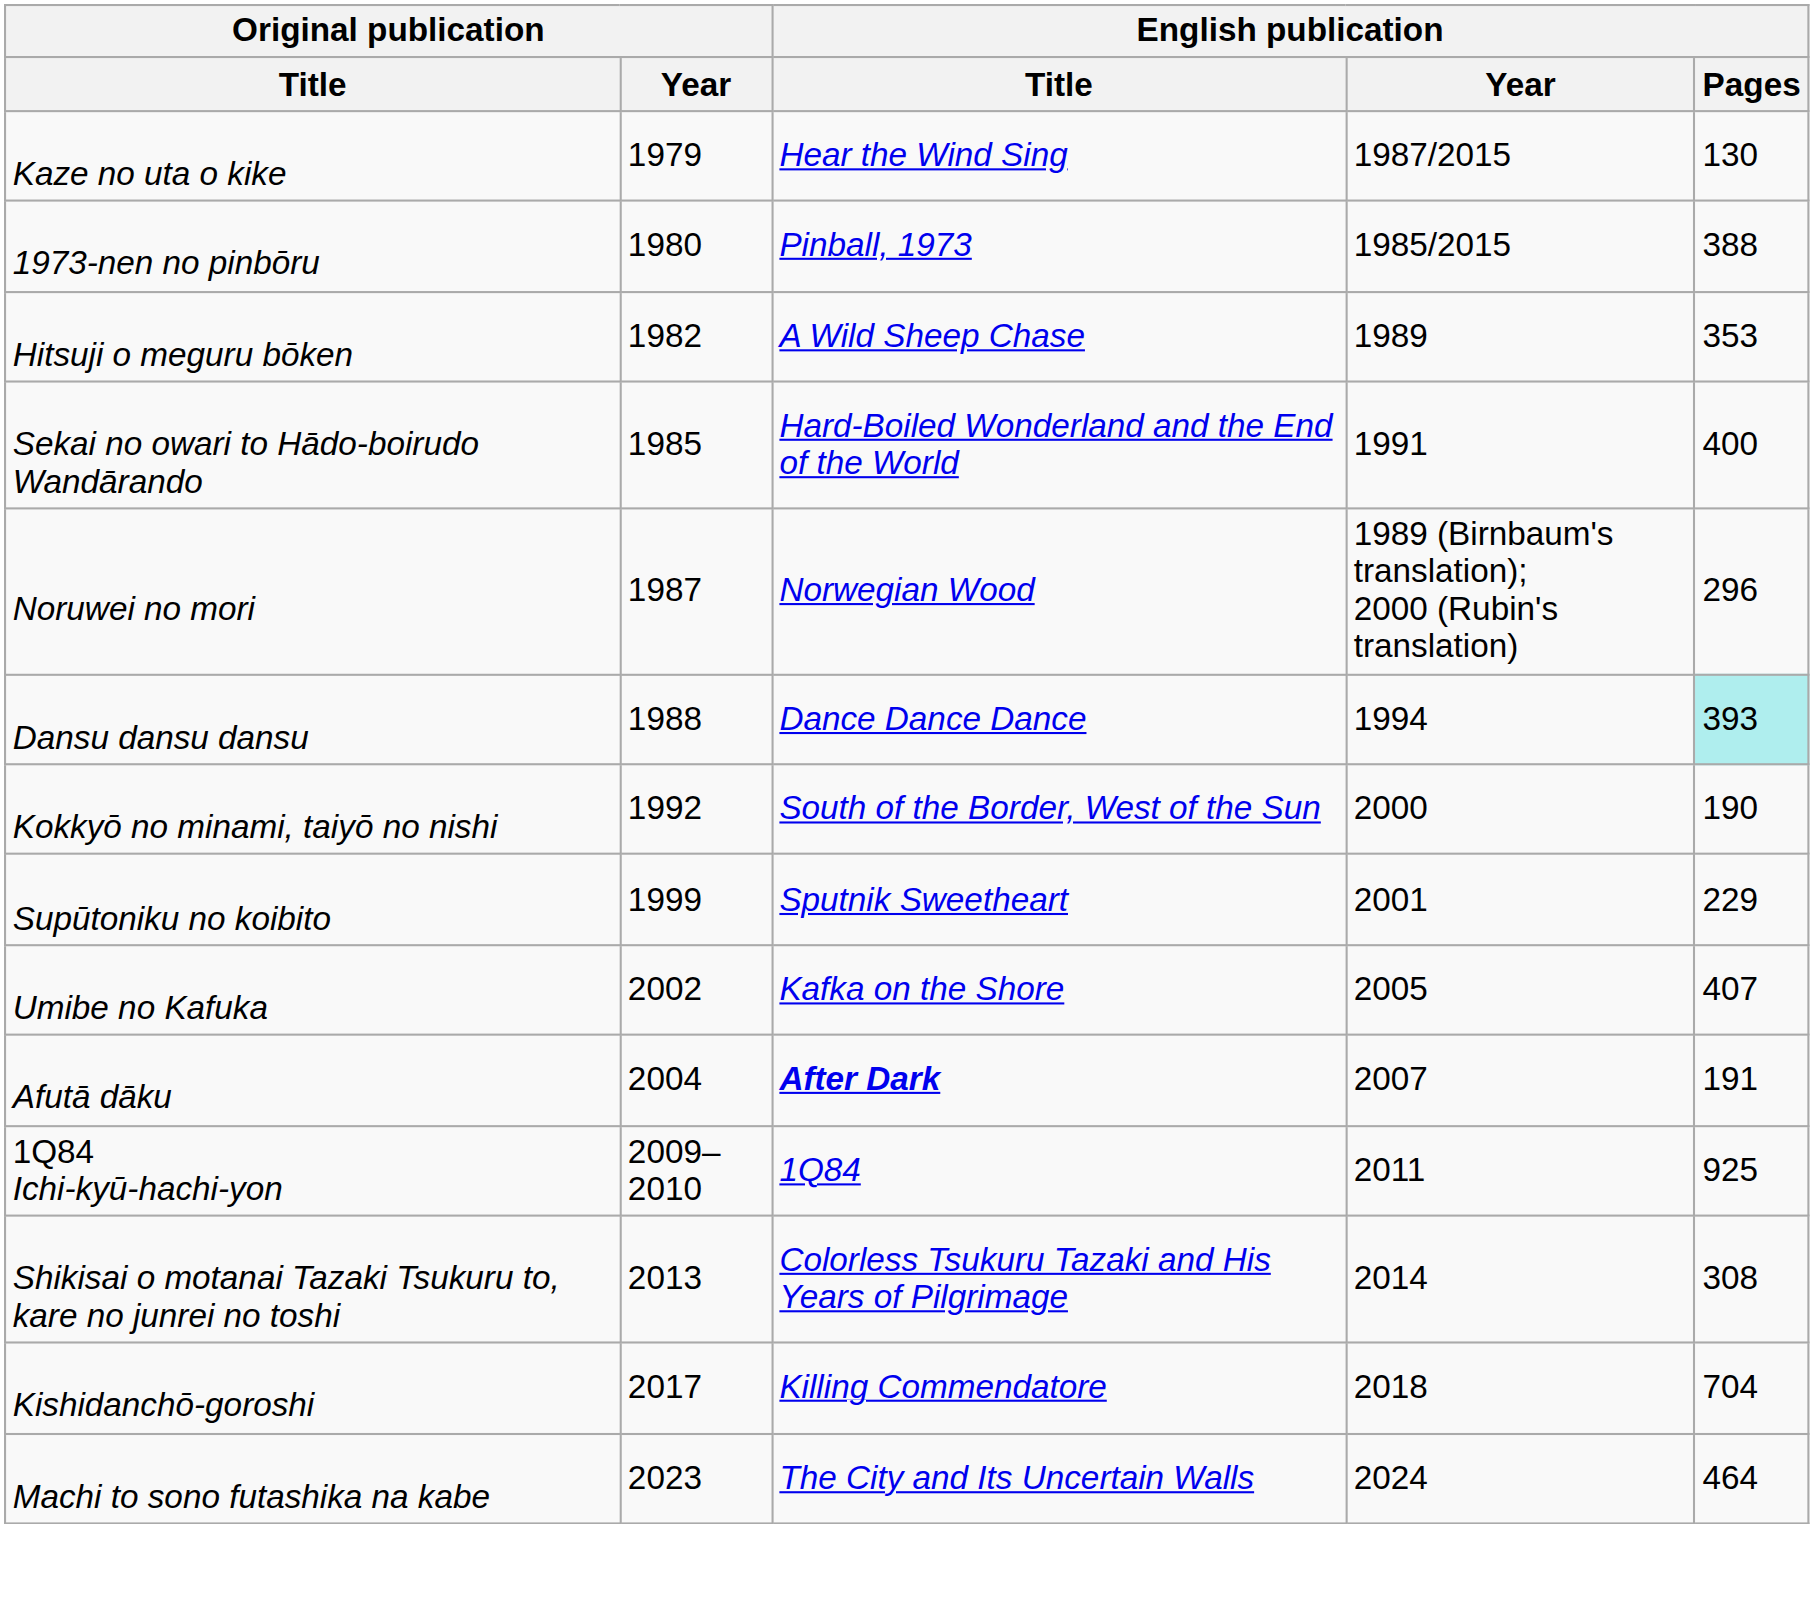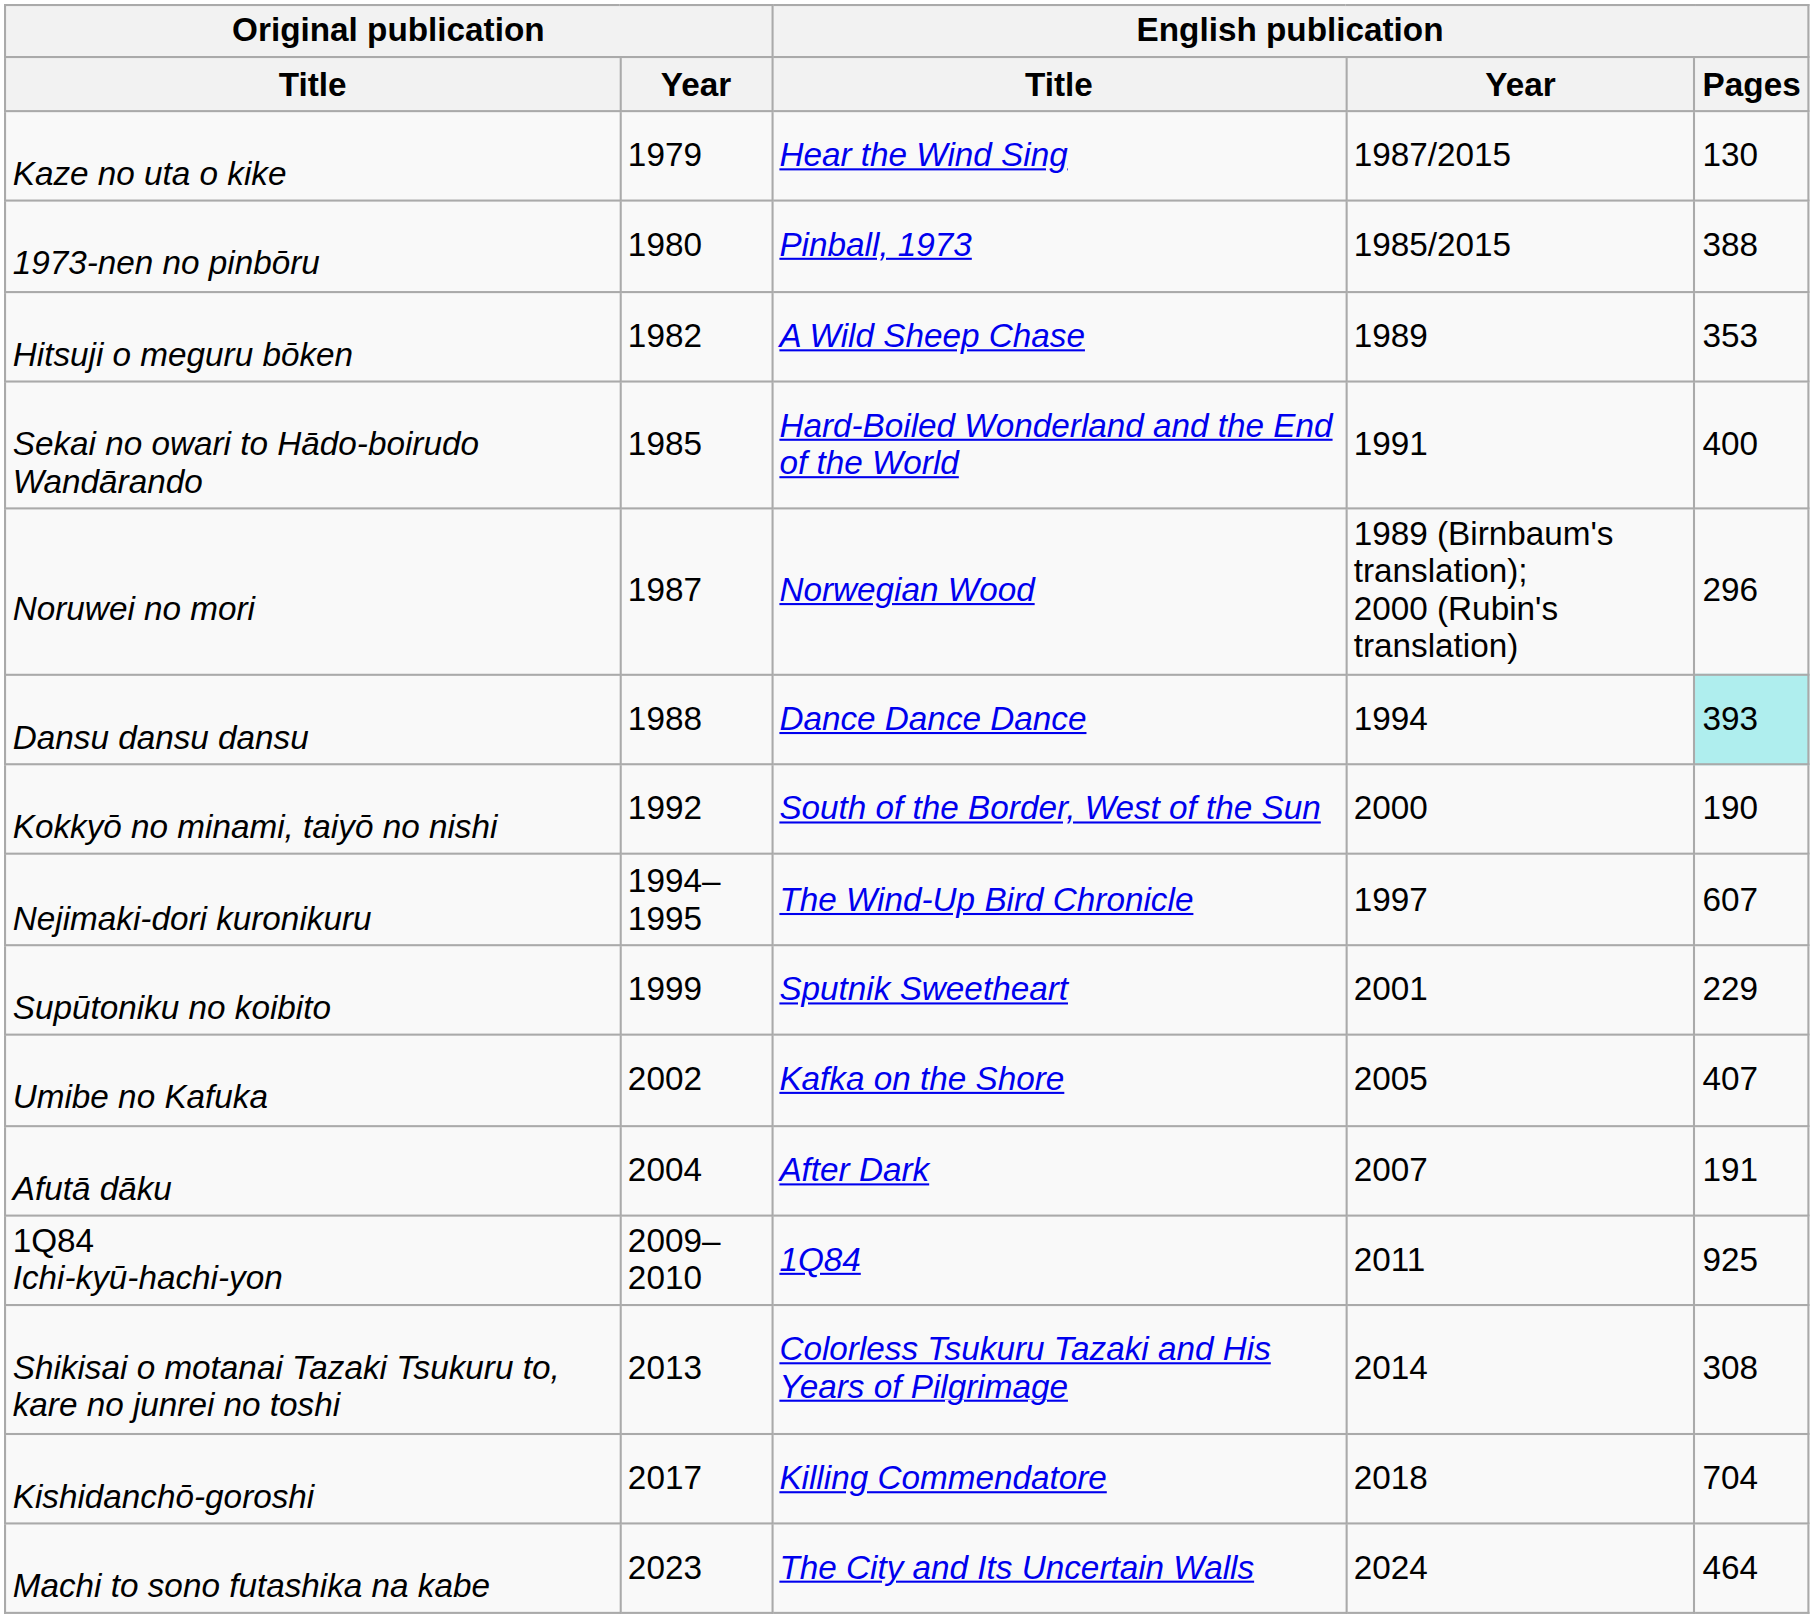+ row: (192, 917)
(860, 1079) bold -> (854, 1169) normal
